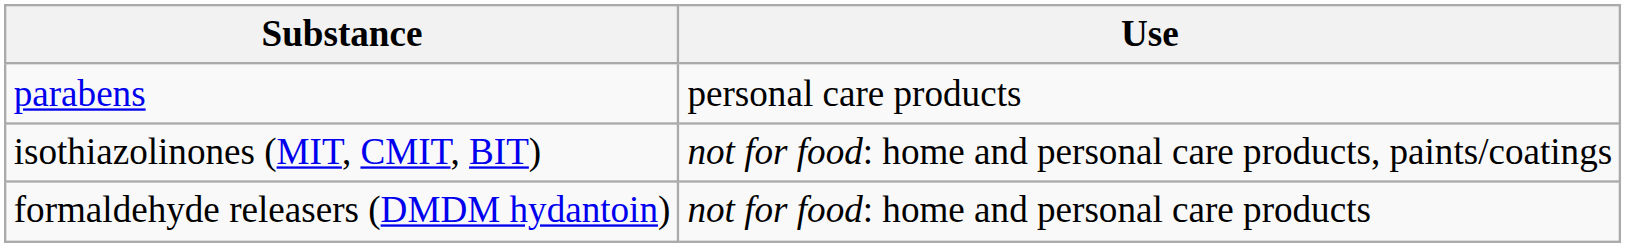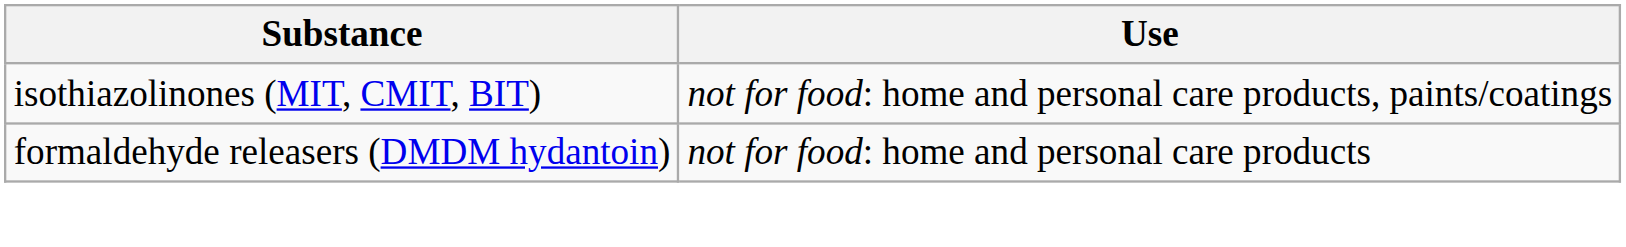- row: (80, 92)
